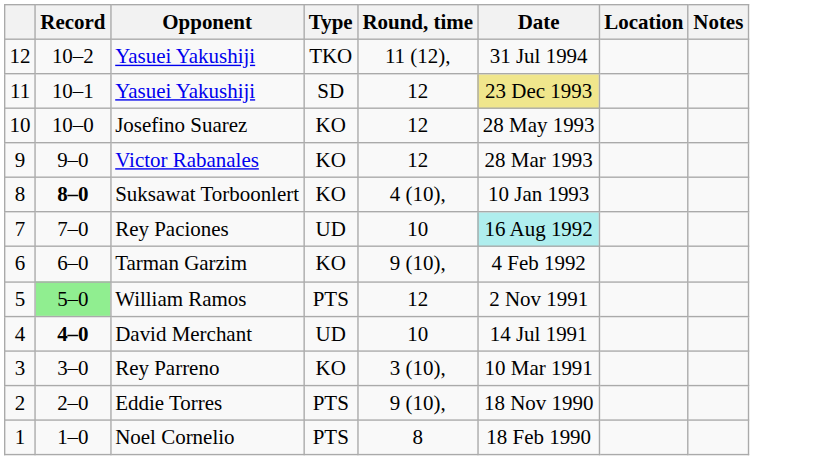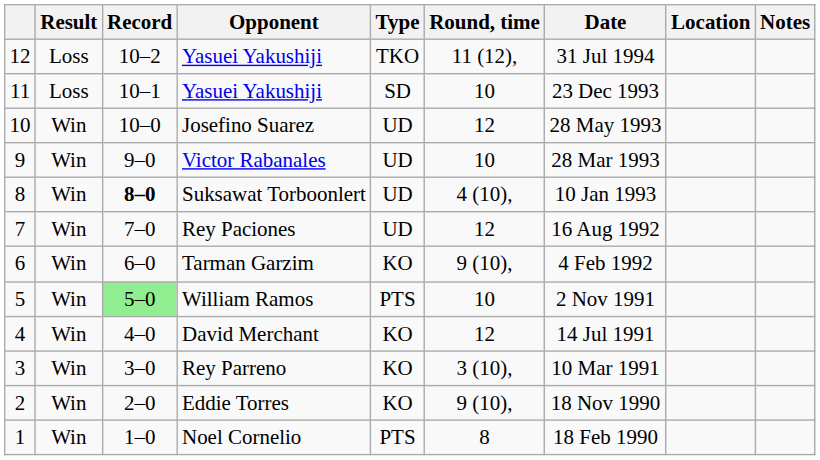+ column: (69, 21)
(418, 91) 12 -> (485, 91) 10
(539, 91) khaki background -> (605, 91) no background
(331, 125) KO -> (398, 125) UD
(331, 160) KO -> (398, 160) UD
(418, 160) 12 -> (485, 160) 10
(331, 194) KO -> (398, 194) UD
(418, 229) 10 -> (485, 229) 12
(539, 229) paleturquoise background -> (605, 229) no background
(418, 298) 12 -> (485, 298) 10
(73, 333) bold -> (140, 333) normal
(331, 333) UD -> (398, 333) KO
(418, 333) 10 -> (485, 333) 12
(331, 402) PTS -> (398, 402) KO
